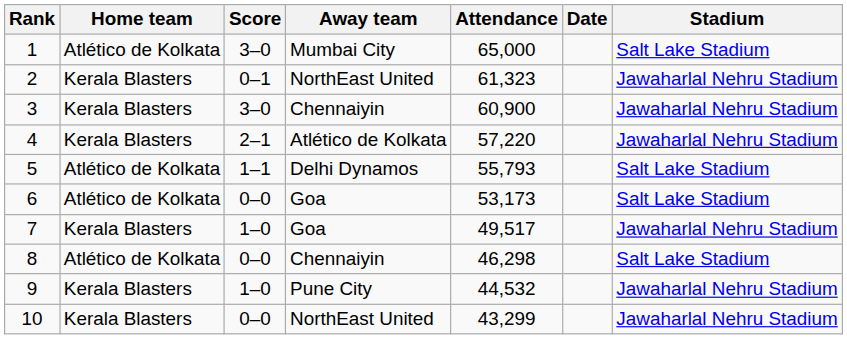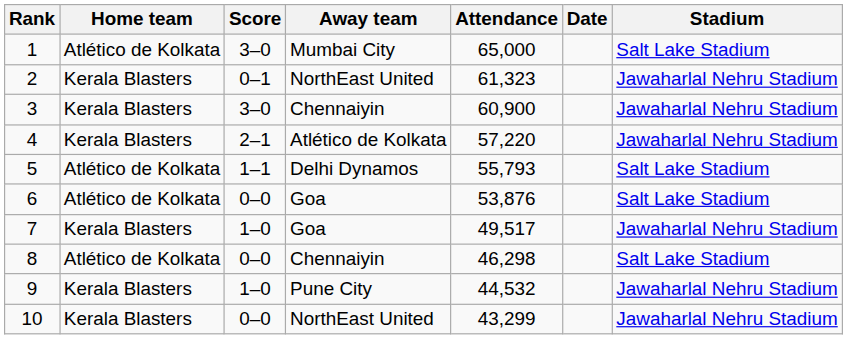(507, 199) 53,173 -> (507, 199) 53,876
